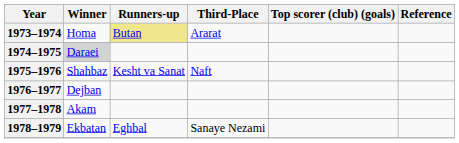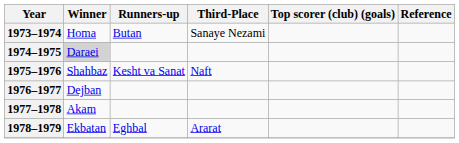(127, 33) khaki background -> (127, 33) no background
(206, 33) Ararat -> (228, 33) Sanaye Nezami
(228, 128) Sanaye Nezami -> (206, 128) Ararat
